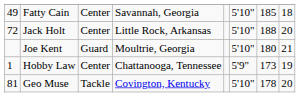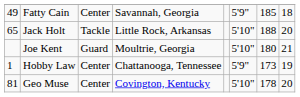(243, 13) 5'10" -> (240, 13) 5'9"
(12, 30) 72 -> (12, 30) 65
(95, 30) Center -> (95, 30) Tackle
(95, 83) Tackle -> (95, 83) Center
